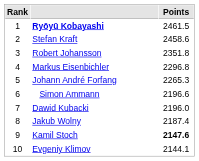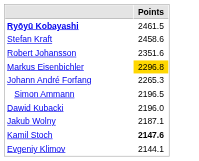- column: (18, 12)
(176, 53) 2351.8 -> (151, 53) 2351.6
(176, 67) no background -> (151, 67) gold background
(176, 94) 2196.6 -> (151, 94) 2196.5
(176, 121) 2187.4 -> (151, 121) 2187.1
